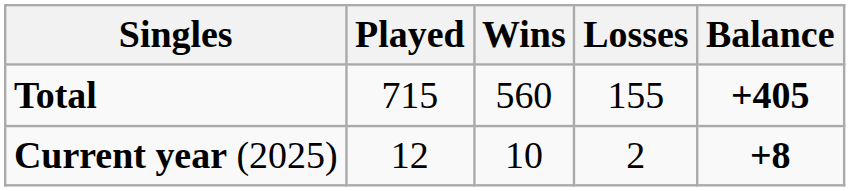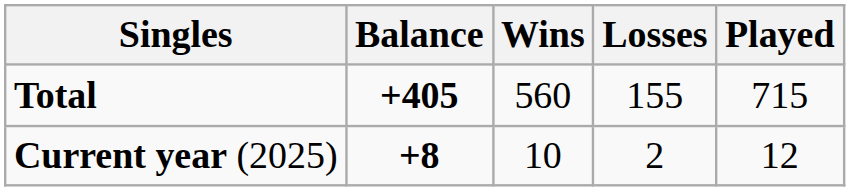columns swapped: (410, 34) <-> (770, 34)
